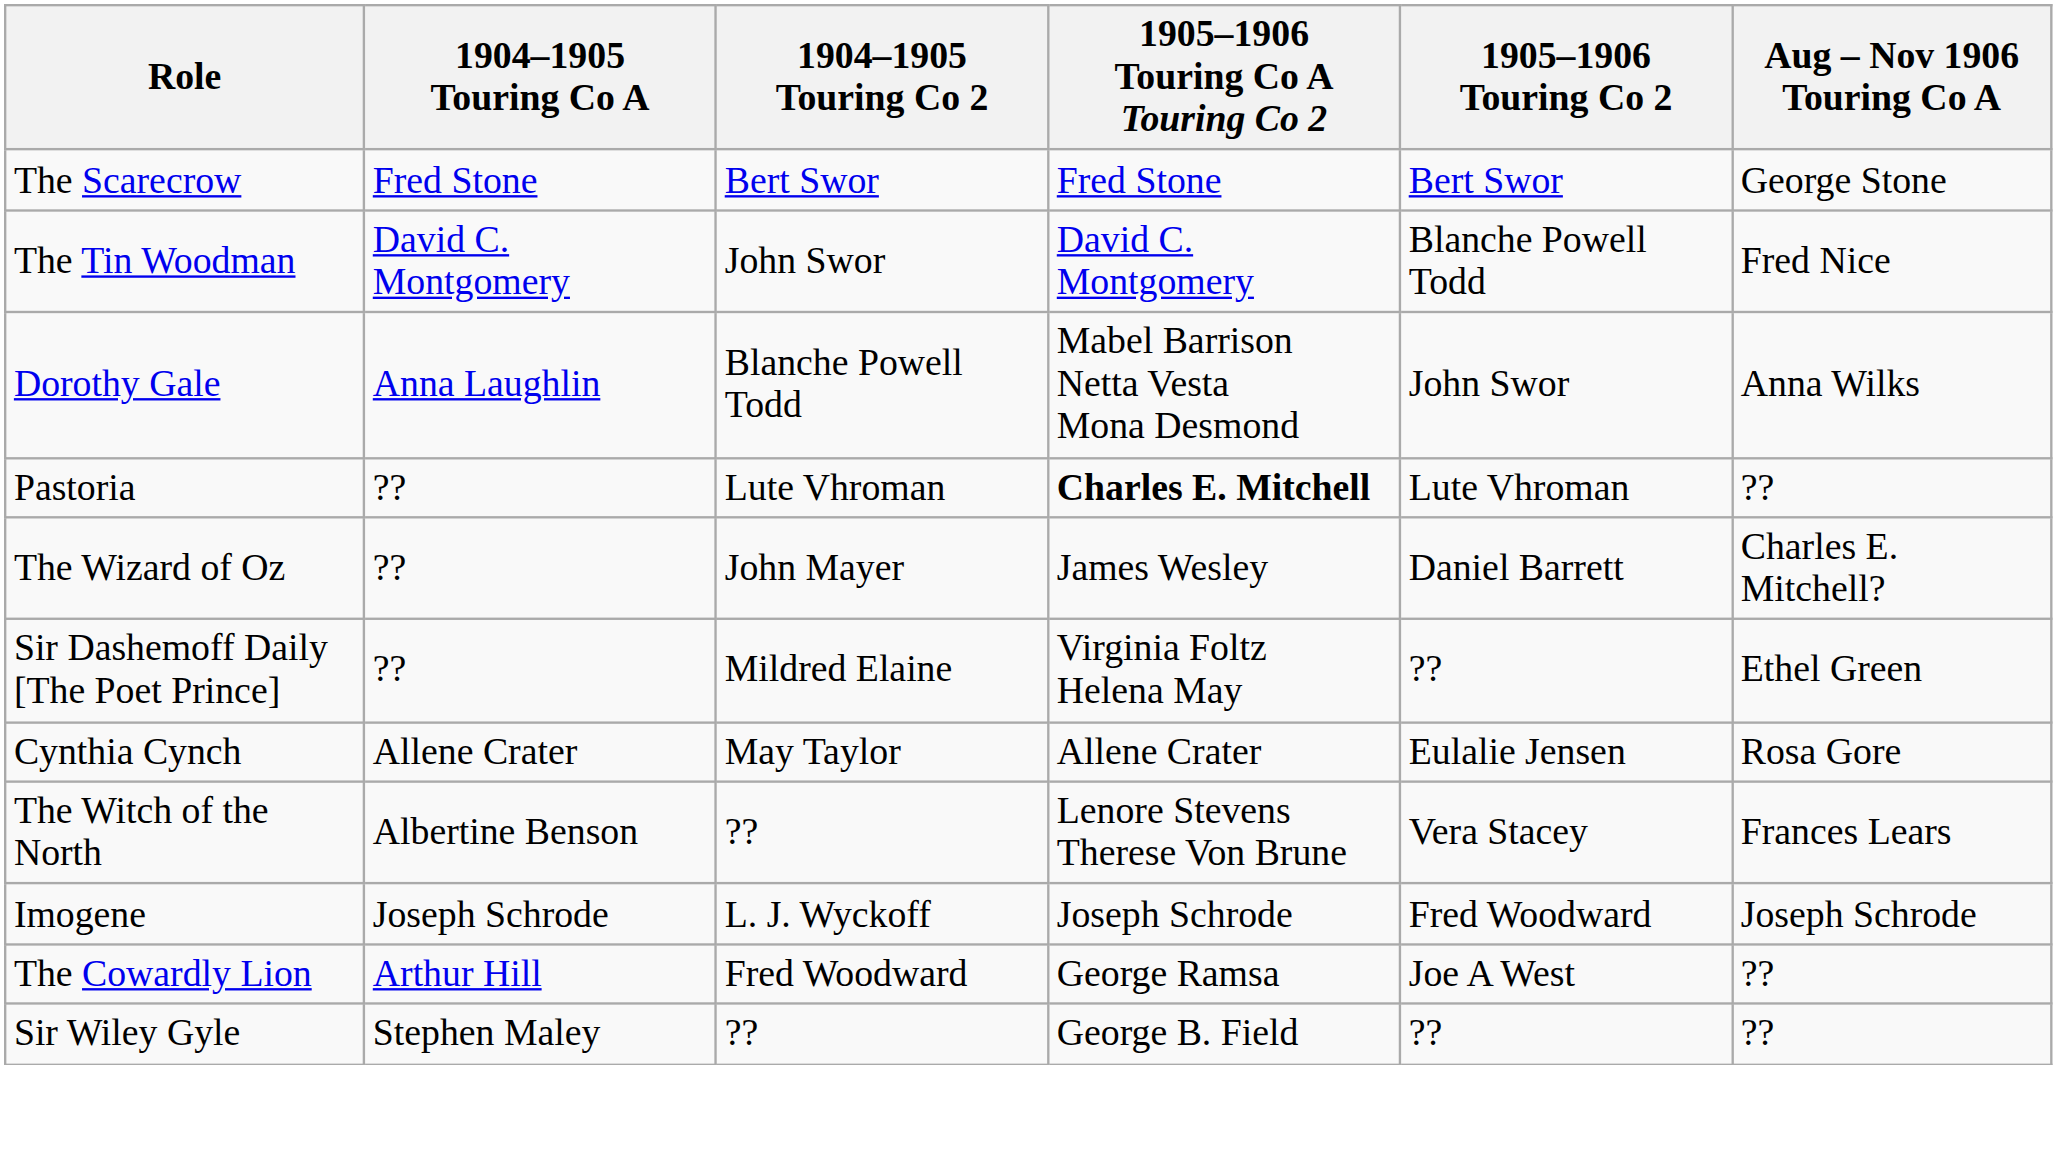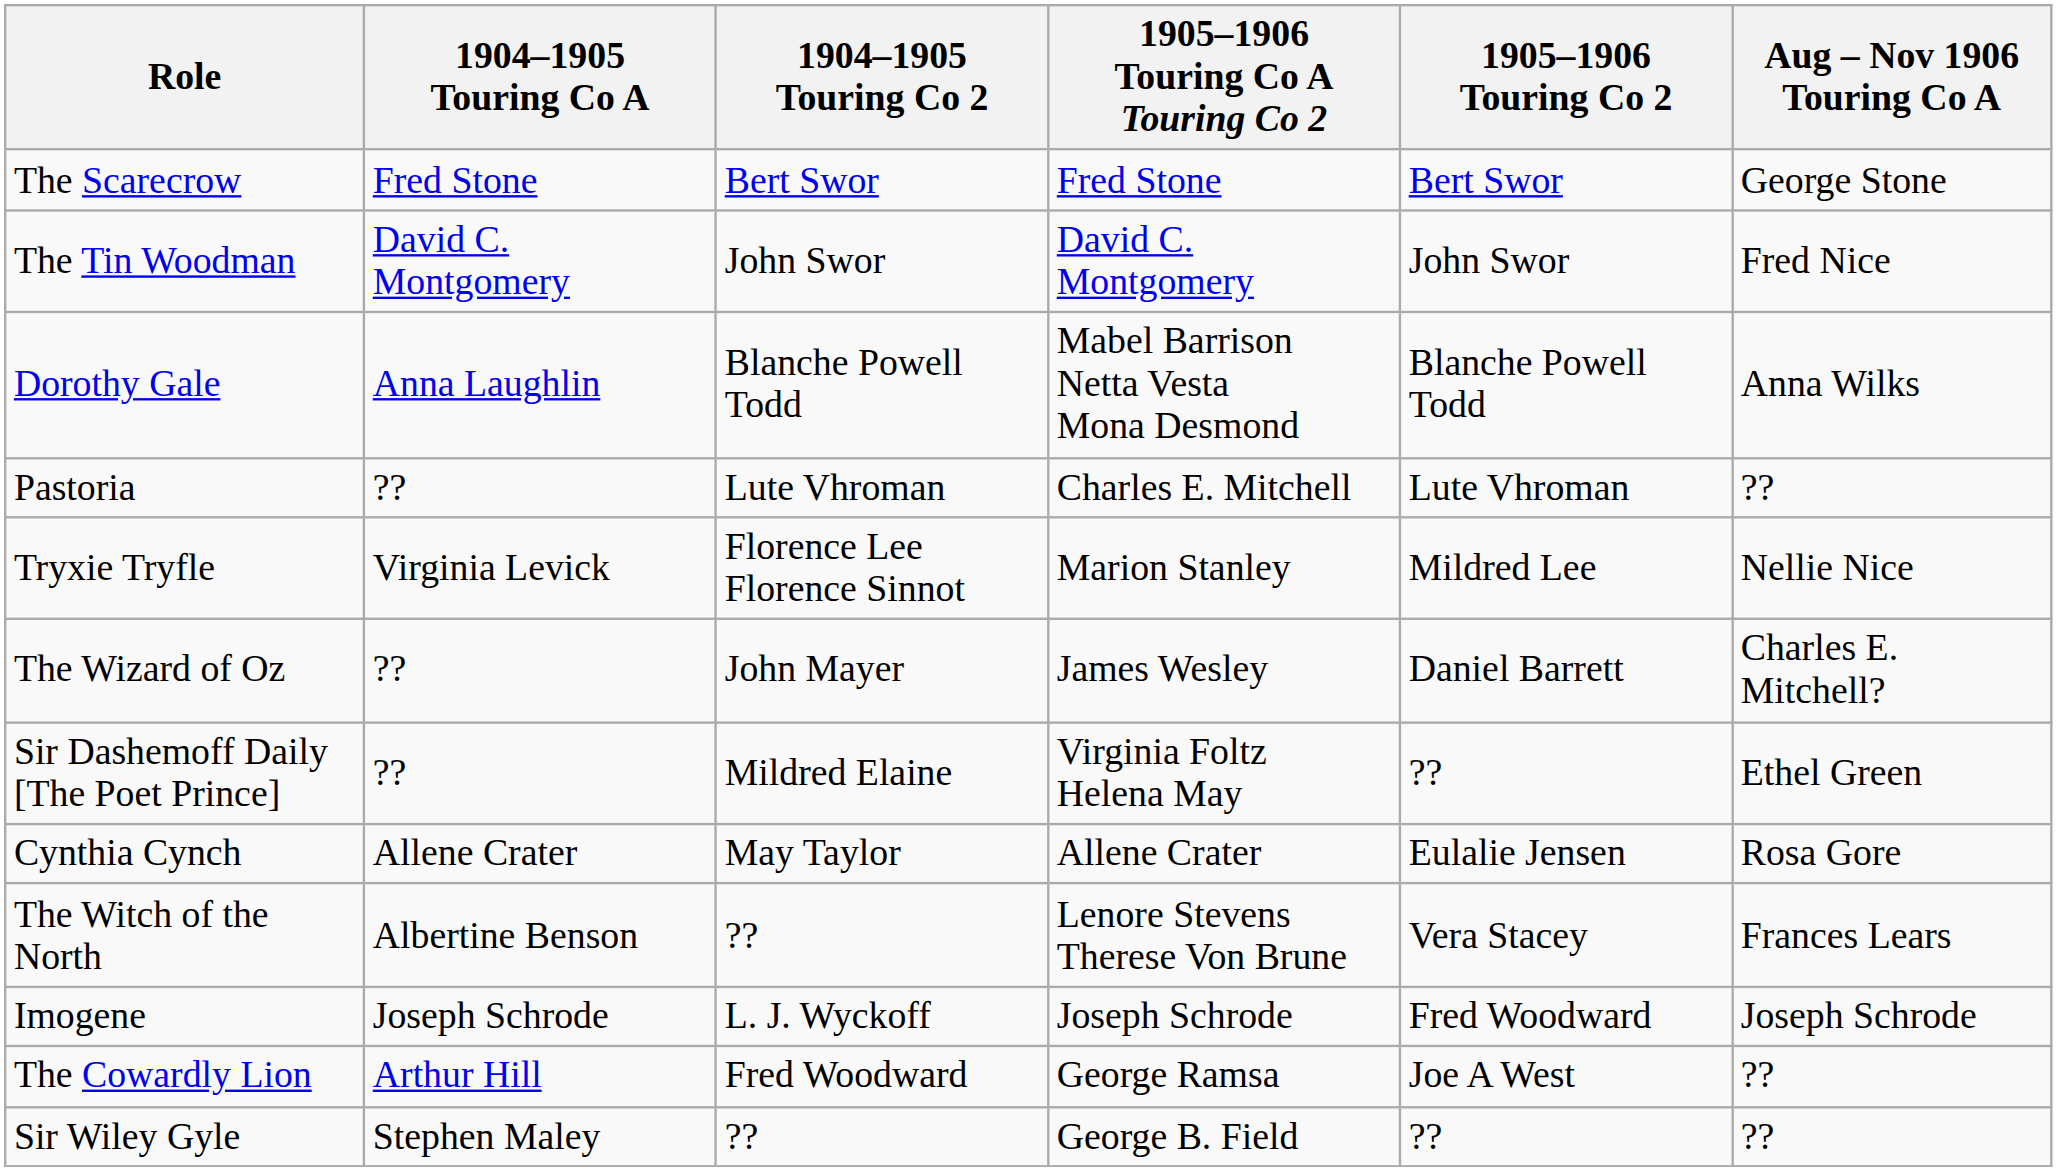(1528, 260) Blanche Powell Todd -> (1489, 260) John Swor
(1489, 384) John Swor -> (1528, 384) Blanche Powell Todd
(1214, 486) bold -> (1204, 486) normal
+ row: (114, 567)
